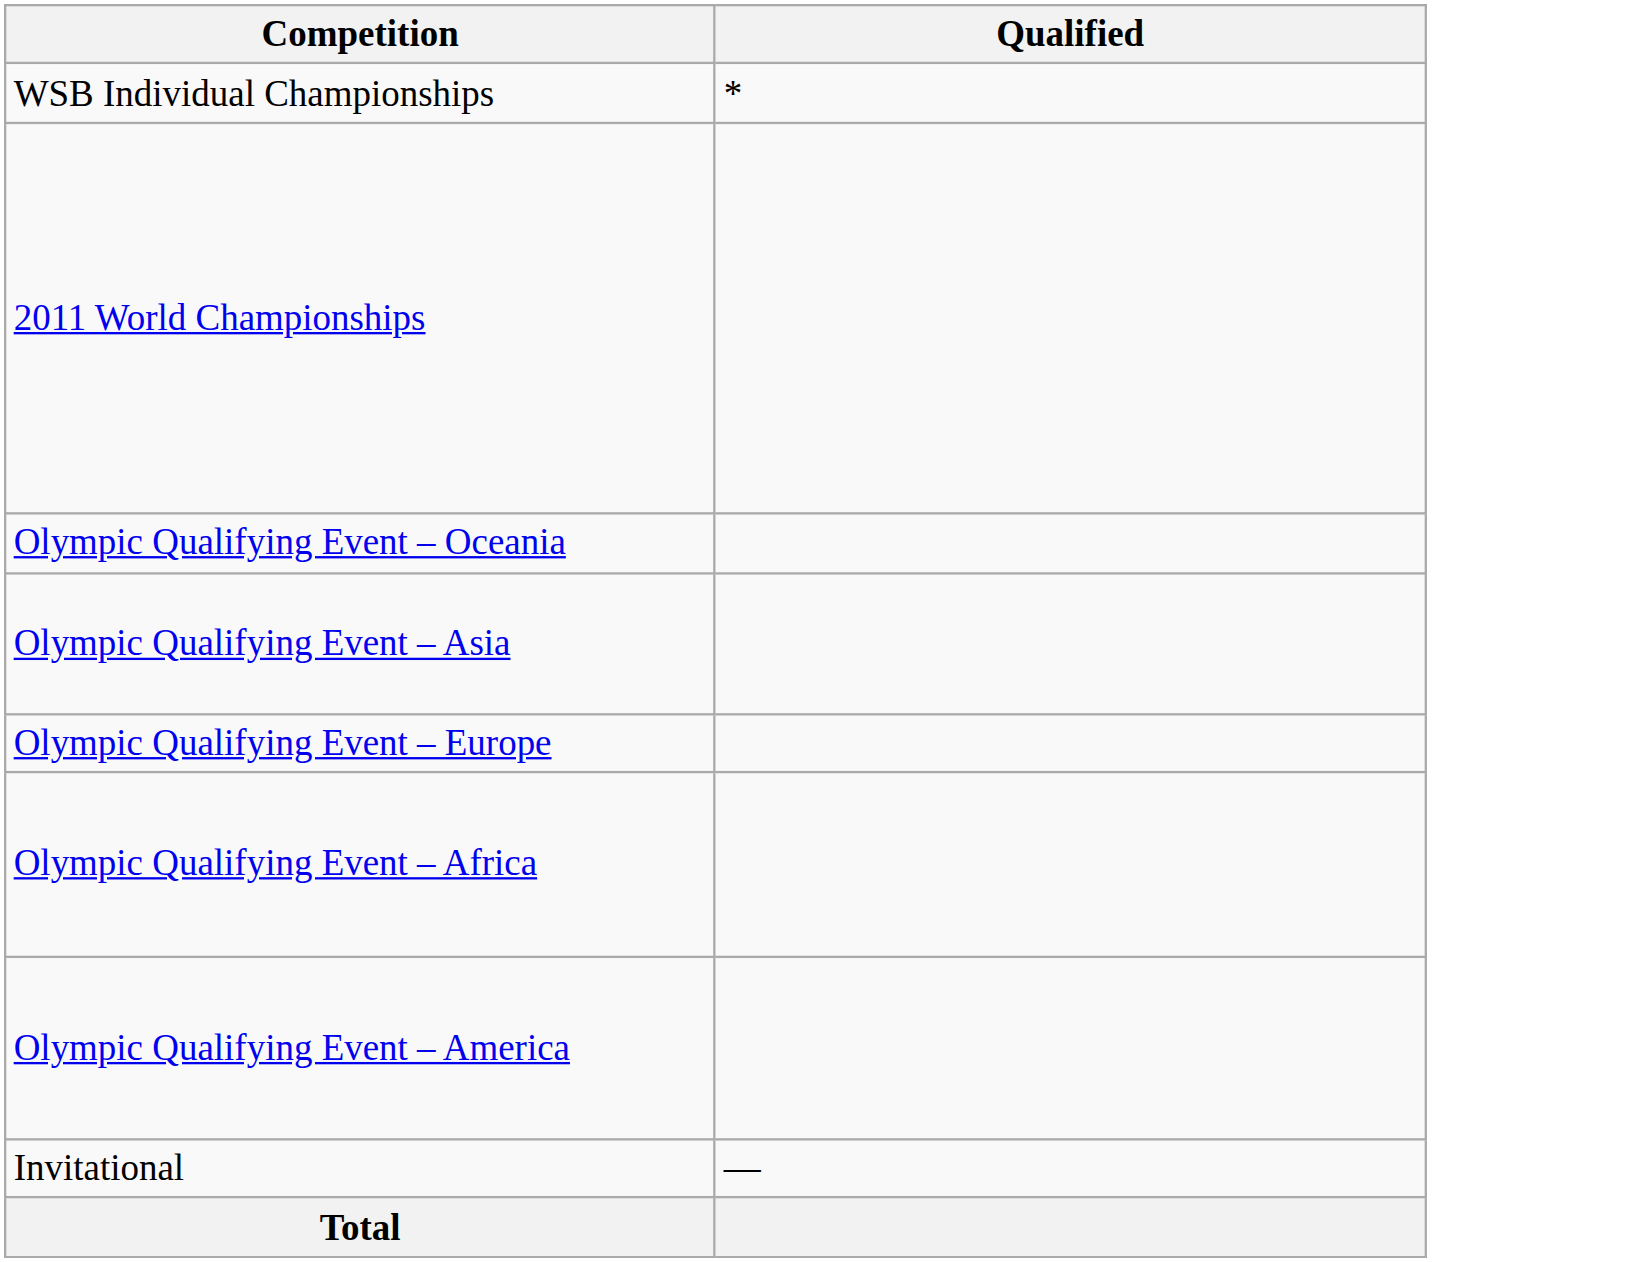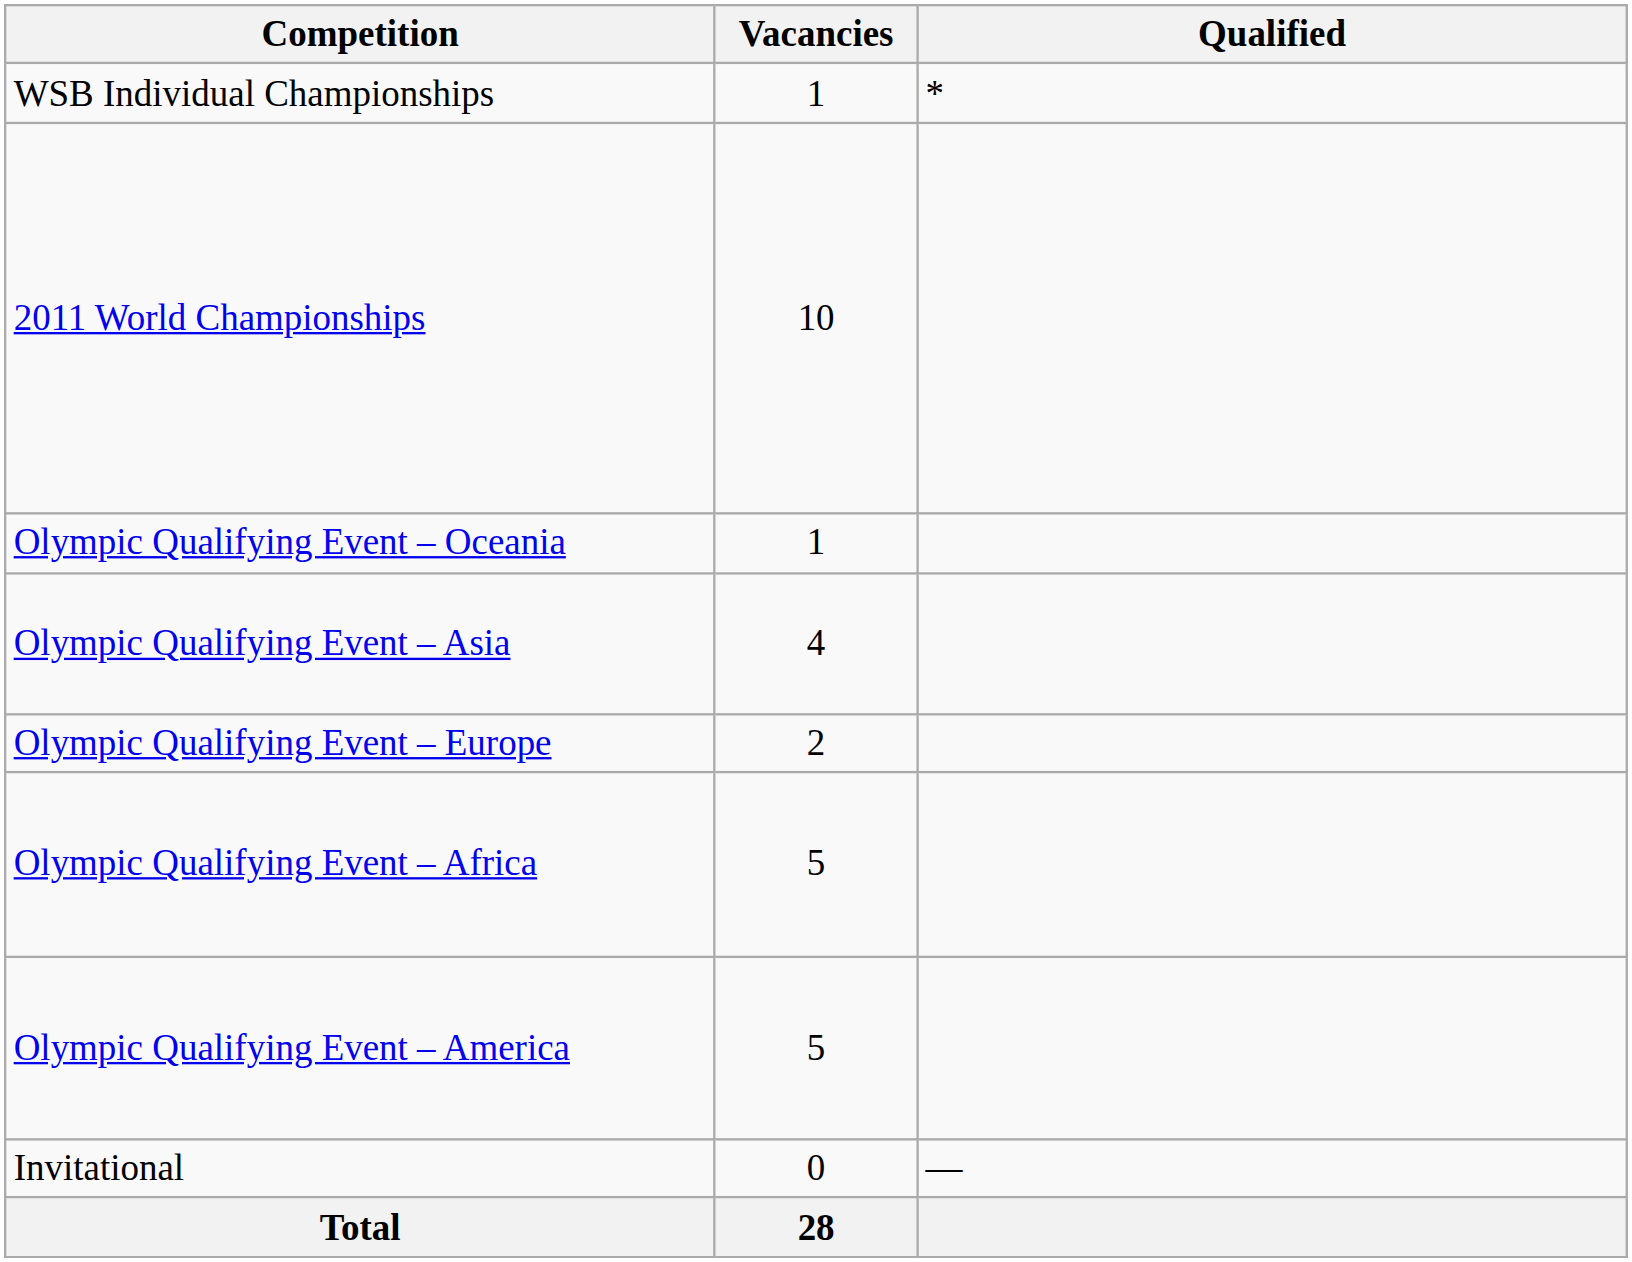+ column: (816, 33)
